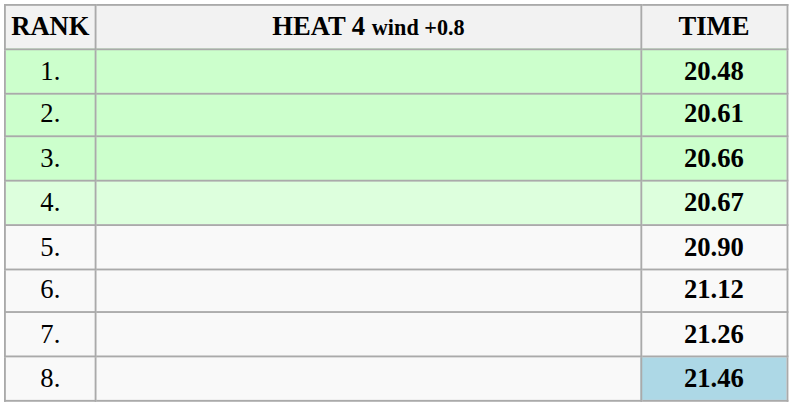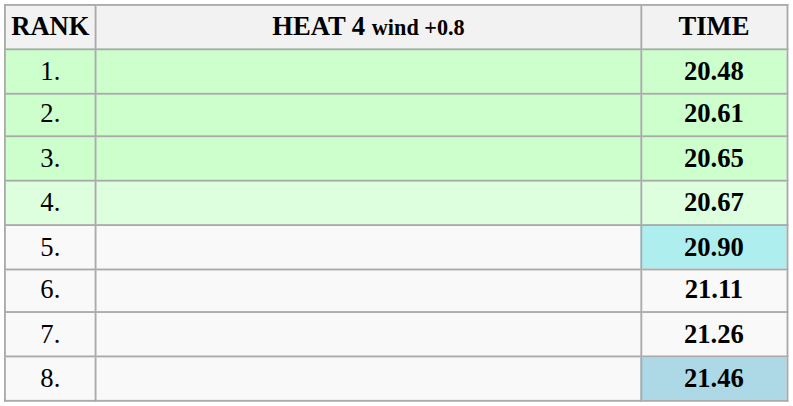(714, 158) 20.66 -> (714, 158) 20.65
(714, 246) no background -> (714, 246) paleturquoise background
(714, 290) 21.12 -> (714, 290) 21.11
